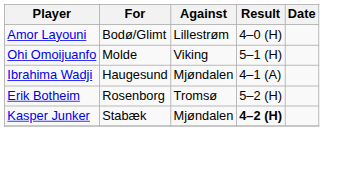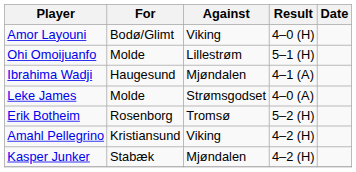(201, 34) Lillestrøm -> (204, 34) Viking
(191, 55) Viking -> (214, 55) Lillestrøm
+ row: (42, 95)
+ row: (56, 136)
(261, 116) bold -> (293, 156) normal
